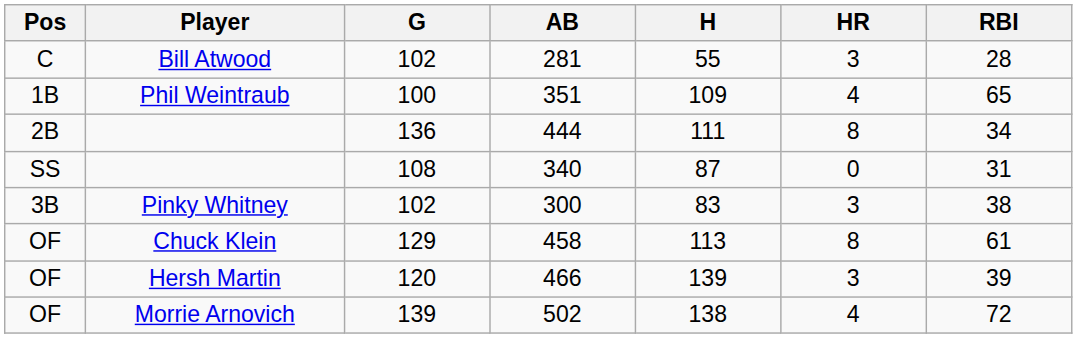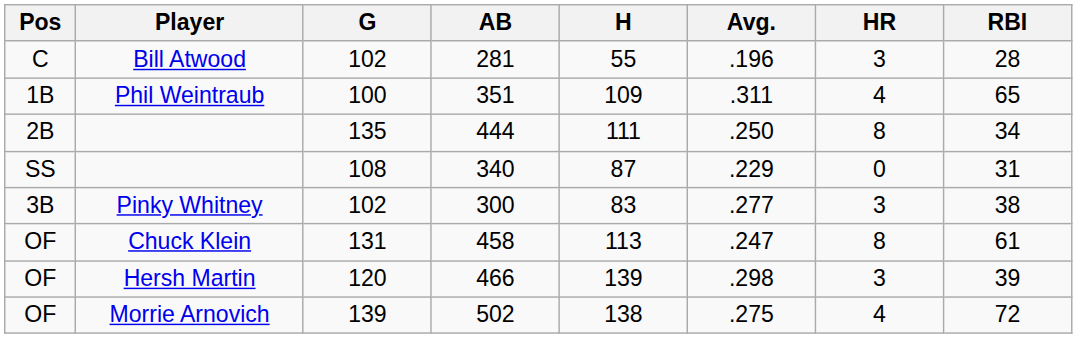+ column: (751, 22)
(417, 132) 136 -> (367, 132) 135
(417, 242) 129 -> (367, 242) 131
